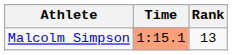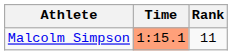(208, 38) 13 -> (208, 38) 11
